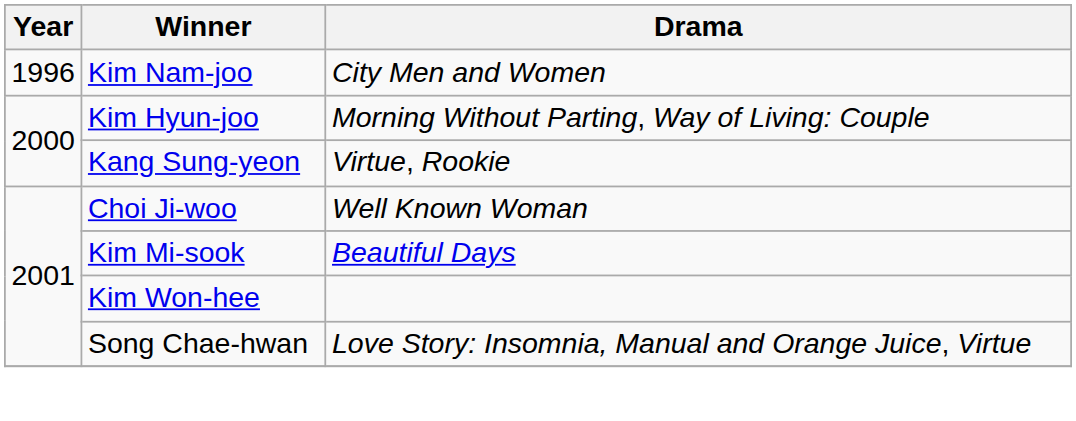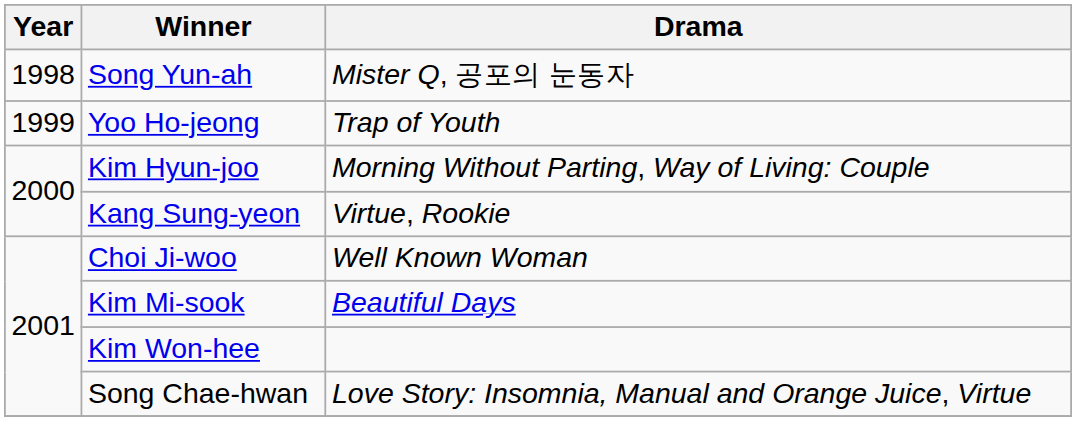- row: (170, 72)
+ row: (170, 74)
+ row: (174, 122)
